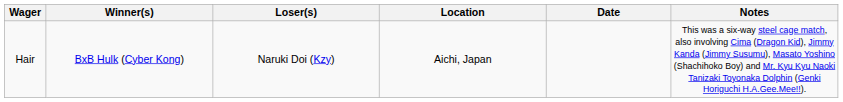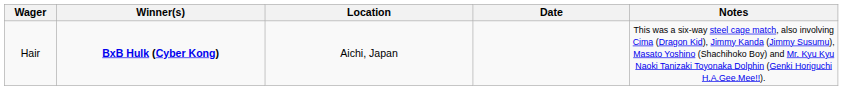- column: (296, 12)
(129, 59) normal -> (161, 53) bold
